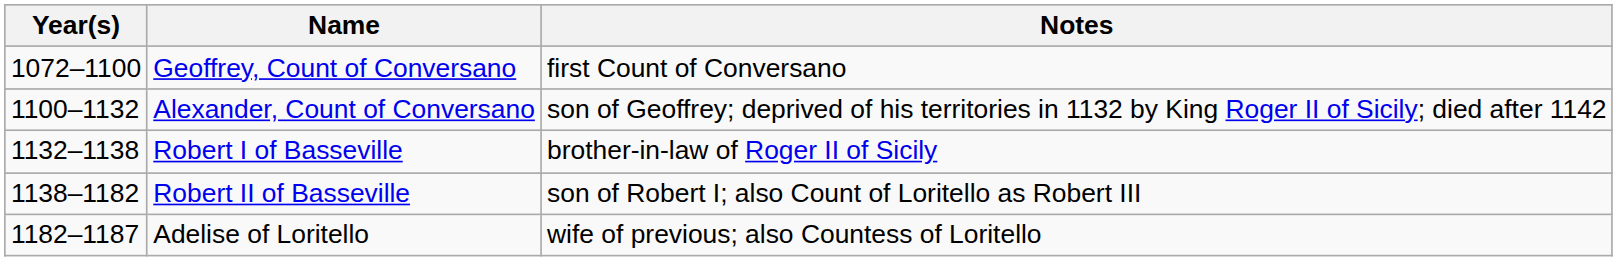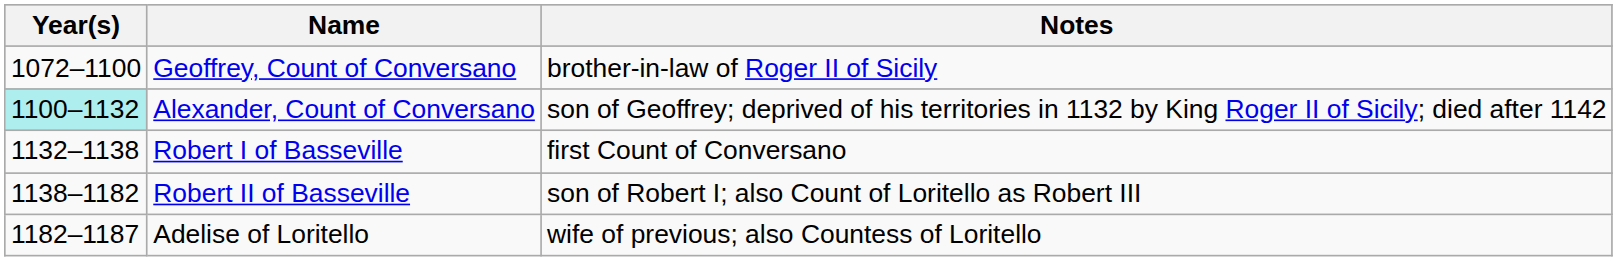(697, 67) first Count of Conversano -> (742, 67) brother-in-law of Roger II of Sicily
(75, 109) no background -> (75, 109) paleturquoise background
(742, 151) brother-in-law of Roger II of Sicily -> (697, 151) first Count of Conversano
